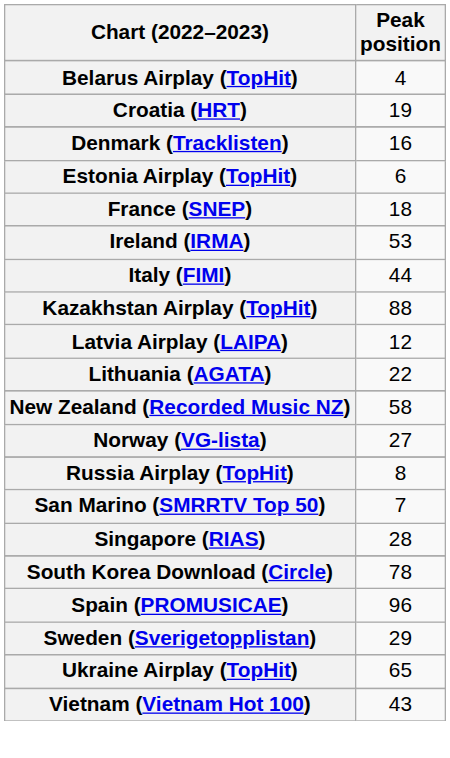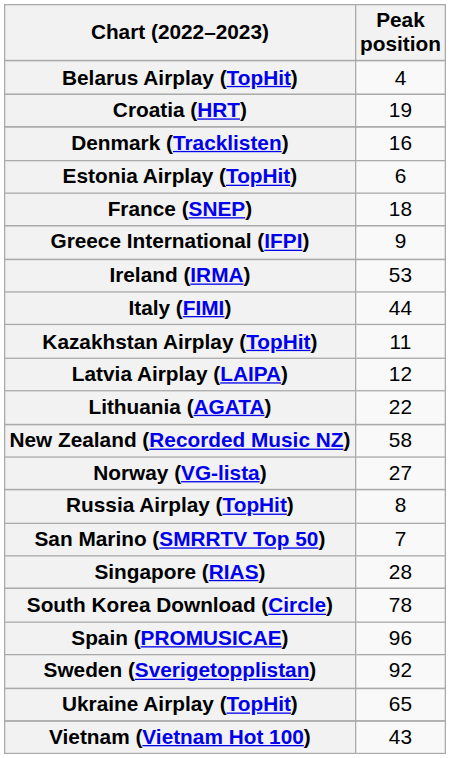+ row: (180, 242)
(400, 308) 88 -> (400, 341) 11
(400, 638) 29 -> (400, 671) 92
